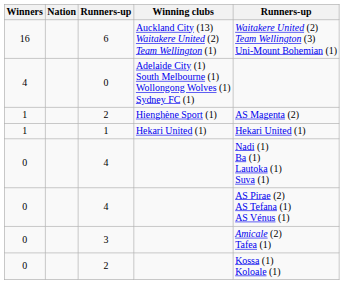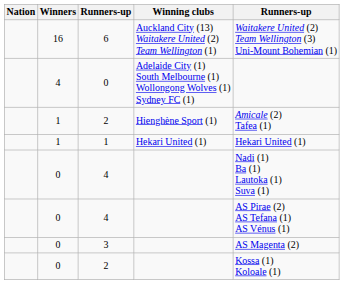columns swapped: (62, 12) <-> (25, 12)
(267, 115) AS Magenta (2) -> (258, 120) Amicale (2) Tafea (1)
(258, 239) Amicale (2) Tafea (1) -> (267, 245) AS Magenta (2)
